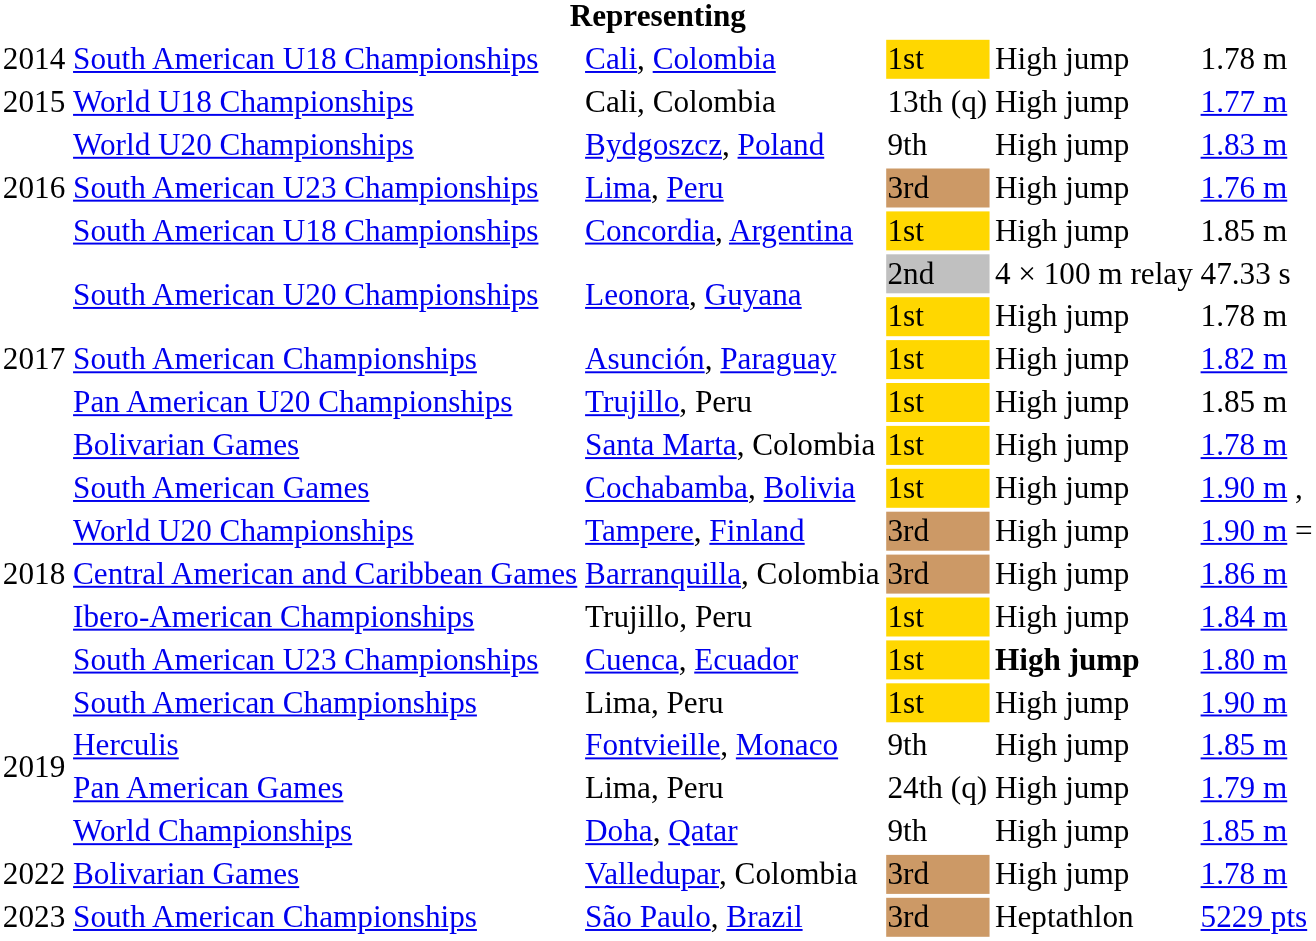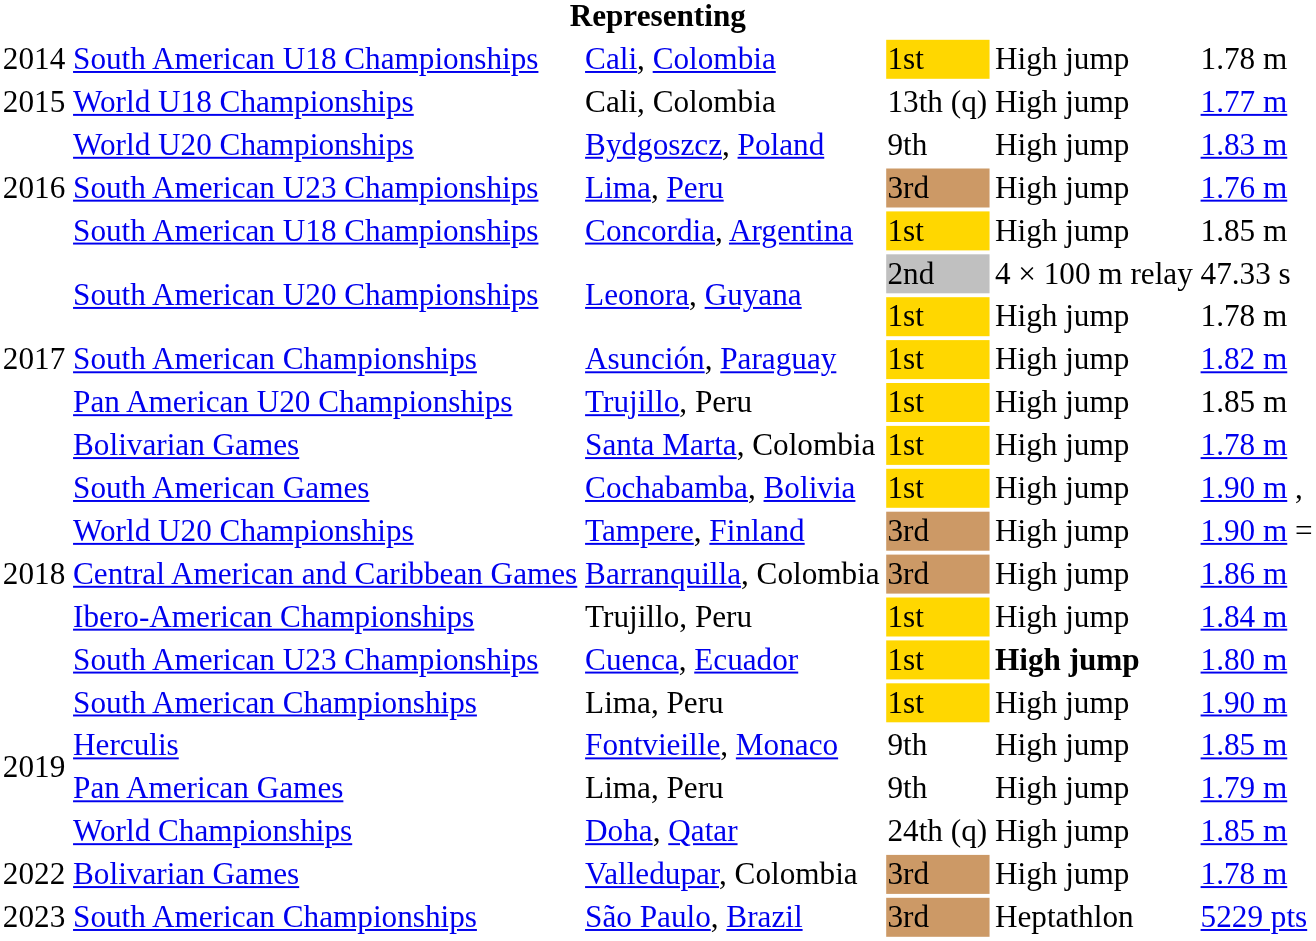(937, 788) 24th (q) -> (907, 788) 9th
(907, 831) 9th -> (937, 831) 24th (q)
